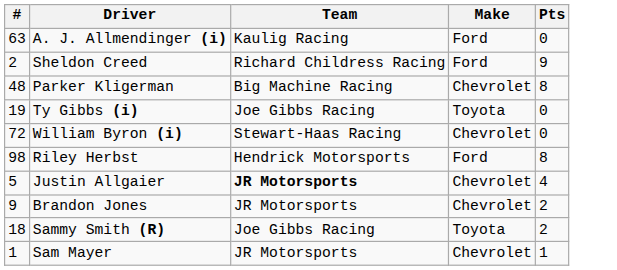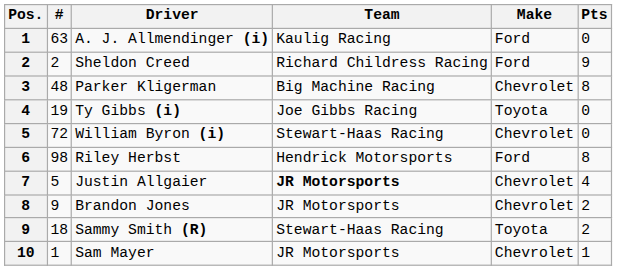+ column: (26, 17)
(304, 230) Joe Gibbs Racing -> (360, 230) Stewart-Haas Racing
